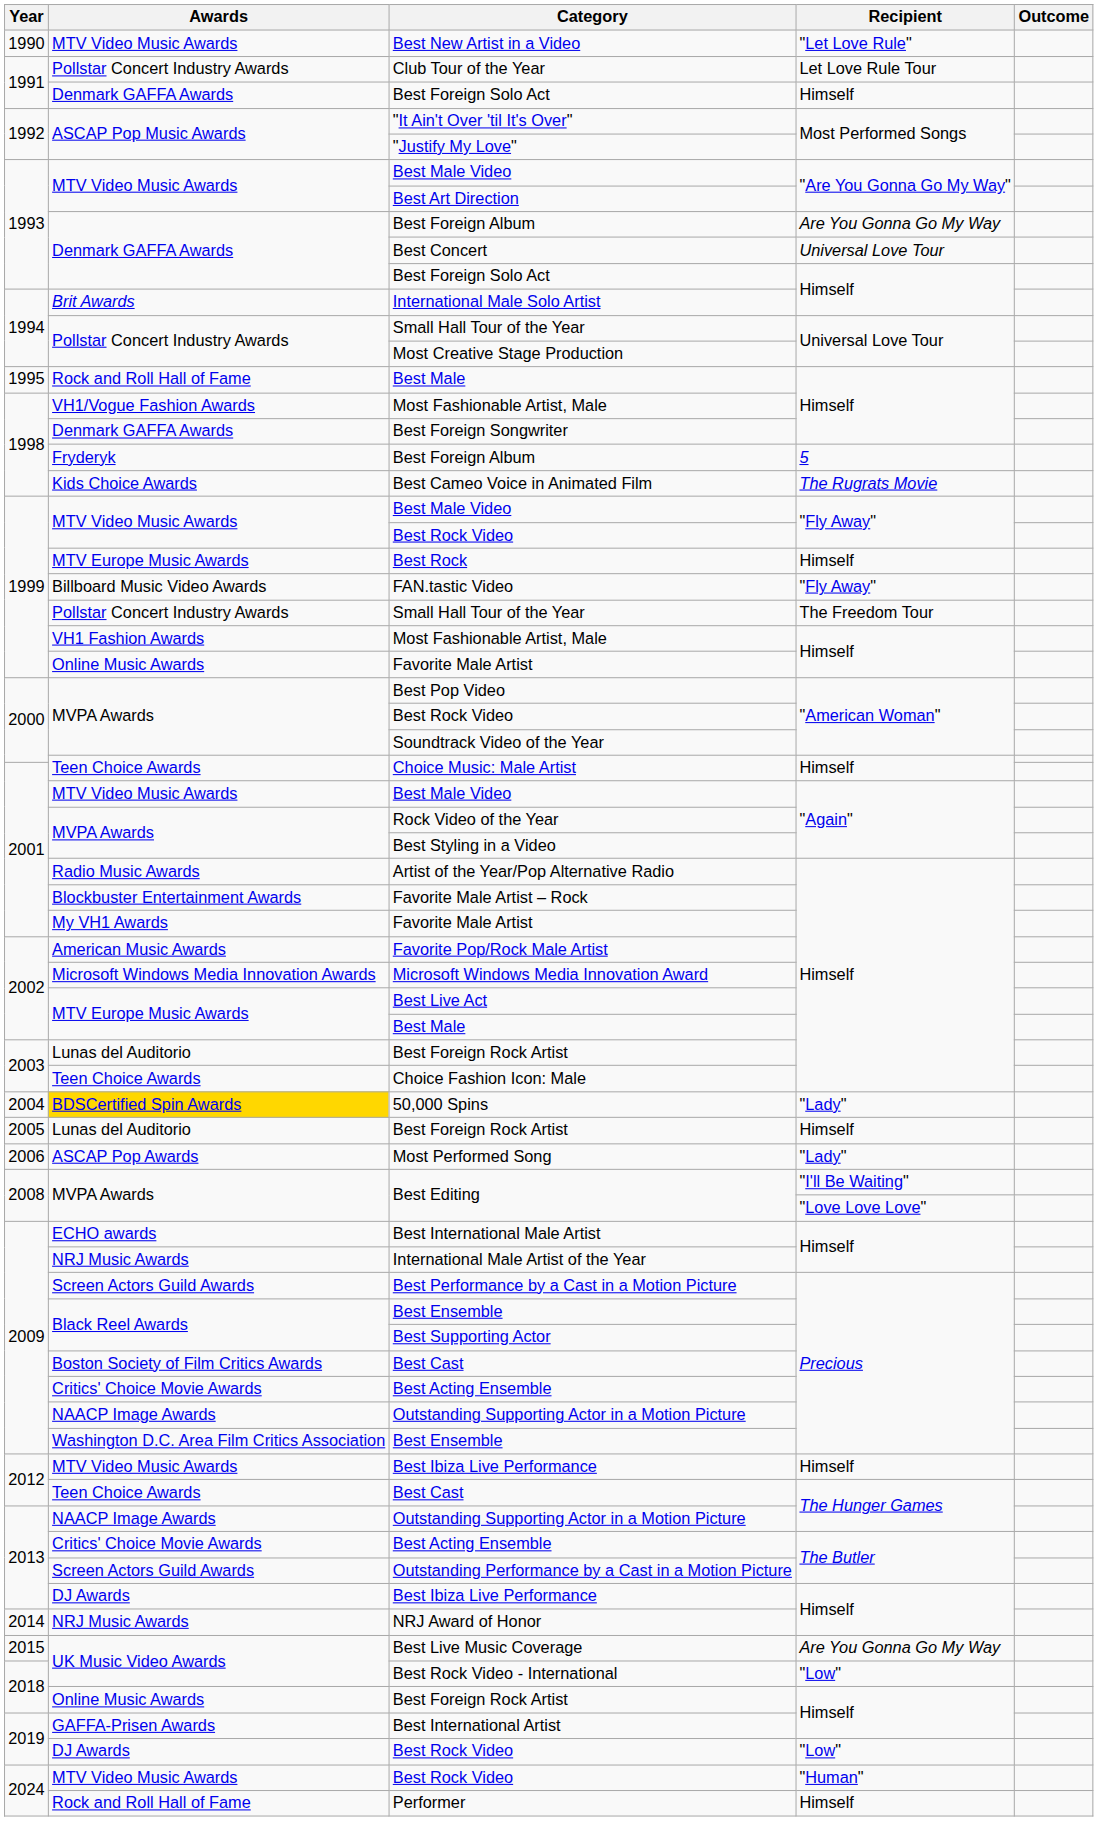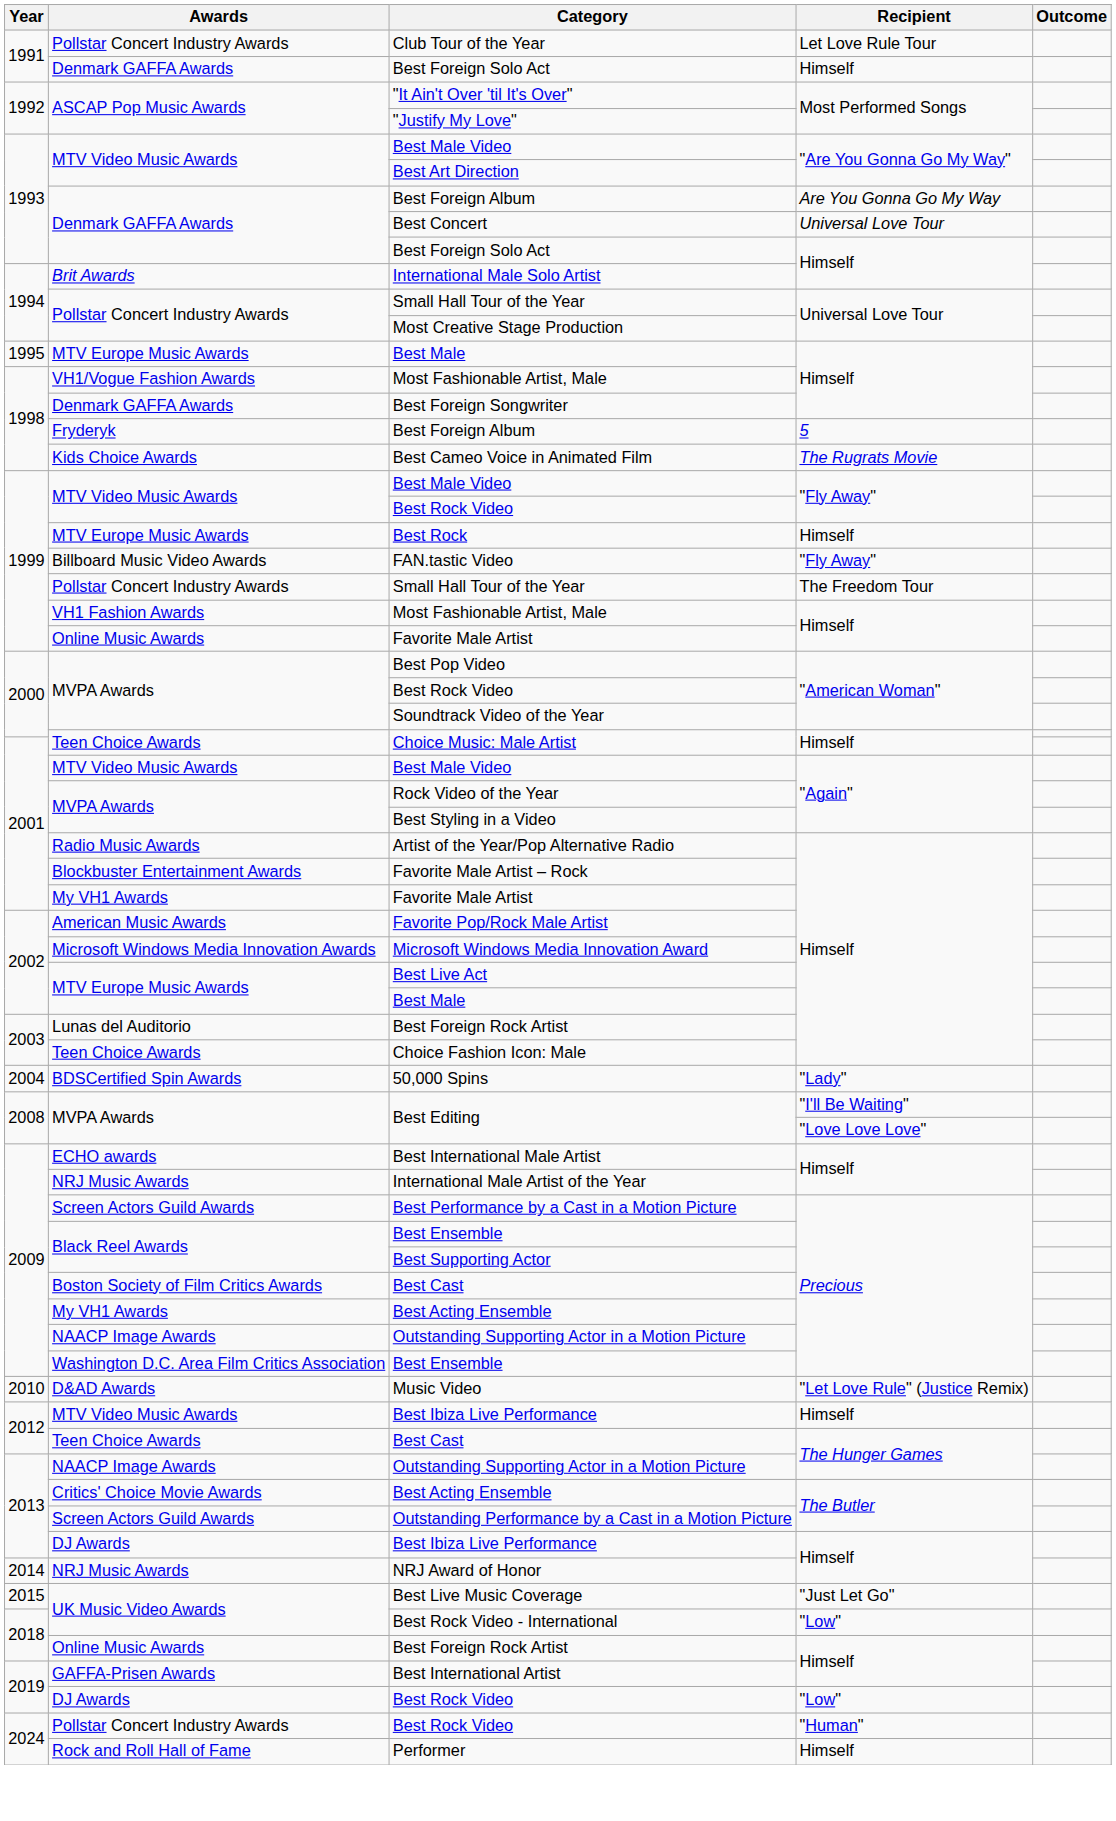- row: (26, 43)
(151, 379) Rock and Roll Hall of Fame -> (150, 353) MTV Europe Music Awards
(147, 1104) gold background -> (147, 1078) no background
- row: (26, 1130)
- row: (26, 1156)
(157, 1389) Critics' Choice Movie Awards -> (110, 1311) My VH1 Awards
+ row: (26, 1389)
(900, 1648) Are You Gonna Go My Way -> (847, 1596) "Just Let Go"
(145, 1777) MTV Video Music Awards -> (170, 1725) Pollstar Concert Industry Awards
